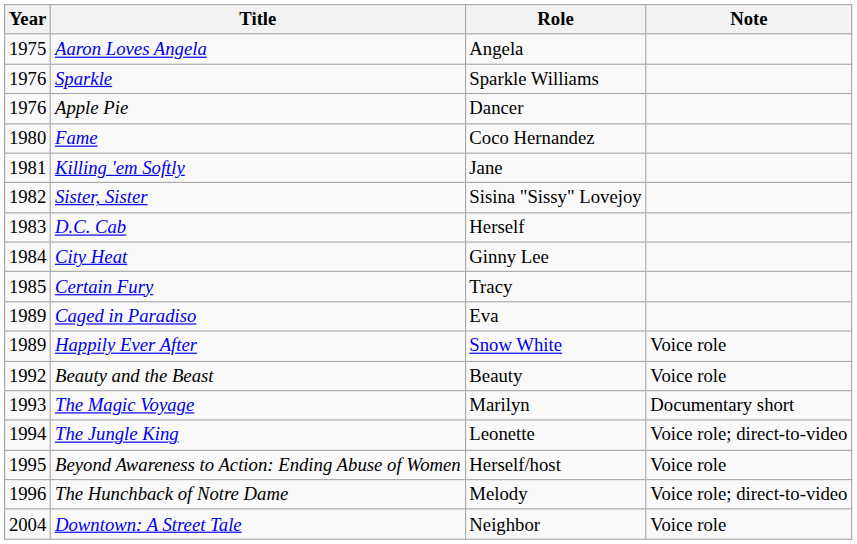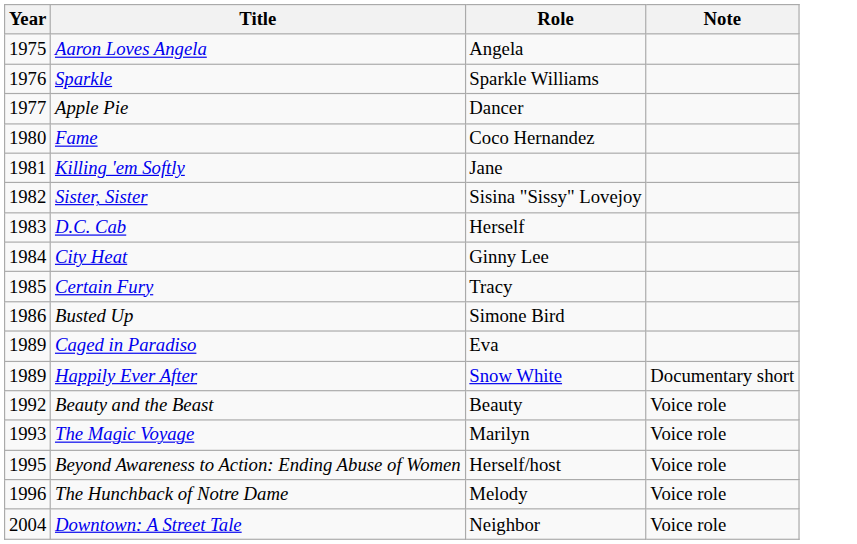(28, 108) 1976 -> (28, 108) 1977
+ row: (94, 316)
(688, 345) Voice role -> (722, 375) Documentary short
(722, 405) Documentary short -> (688, 434) Voice role
- row: (117, 434)
(749, 494) Voice role; direct-to-video -> (688, 494) Voice role
